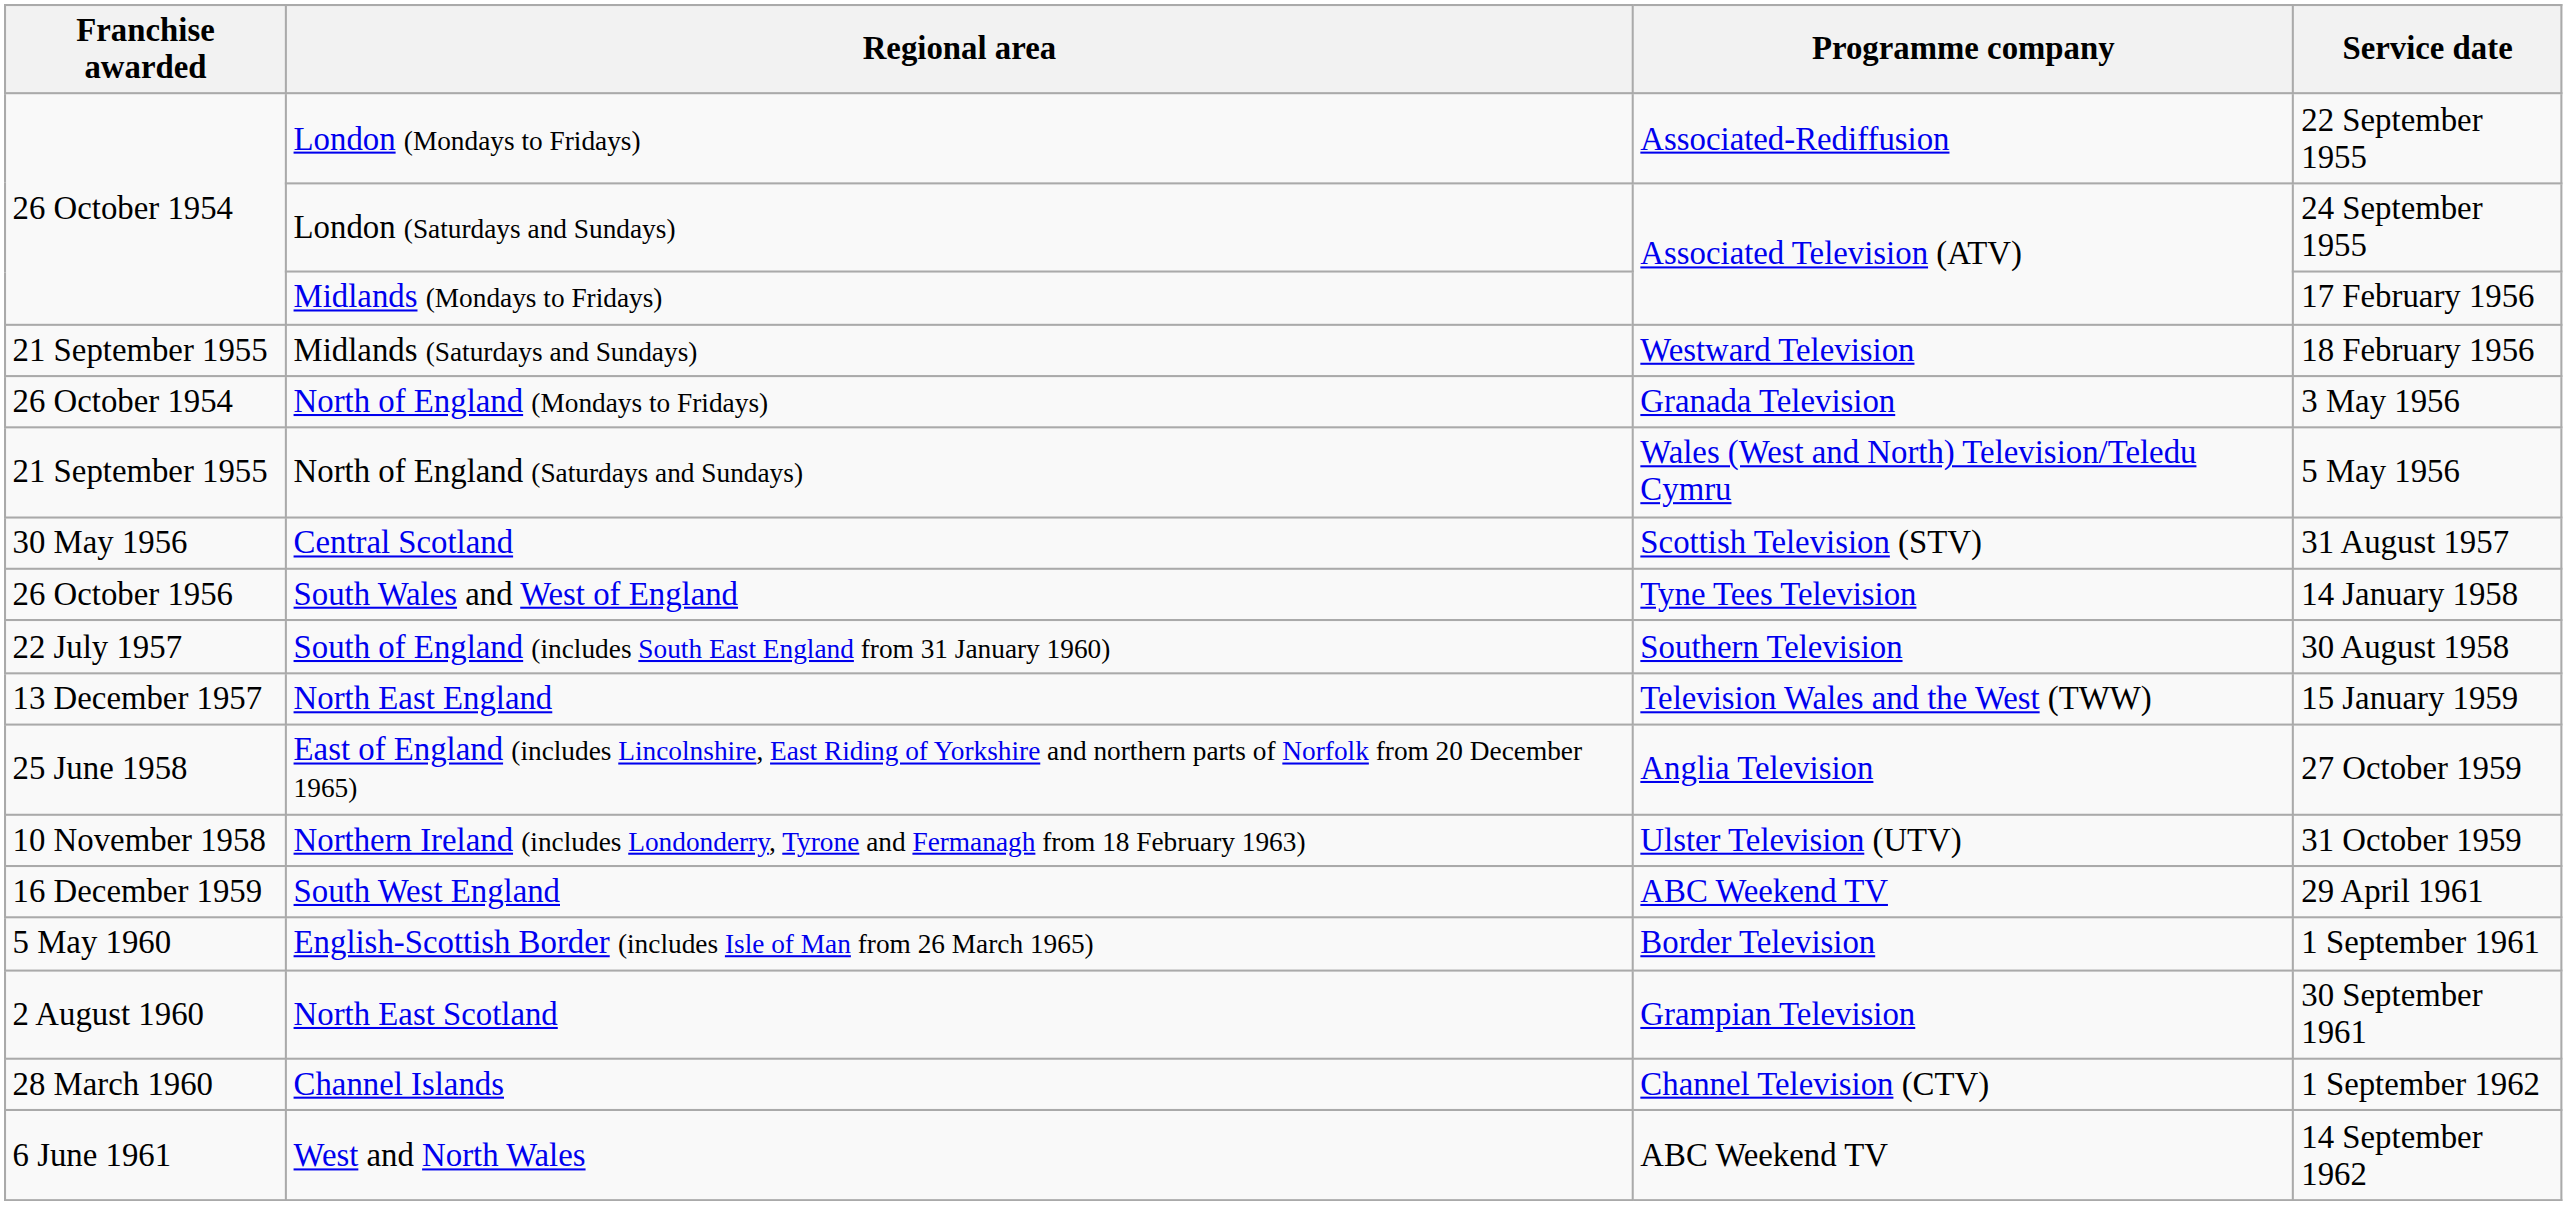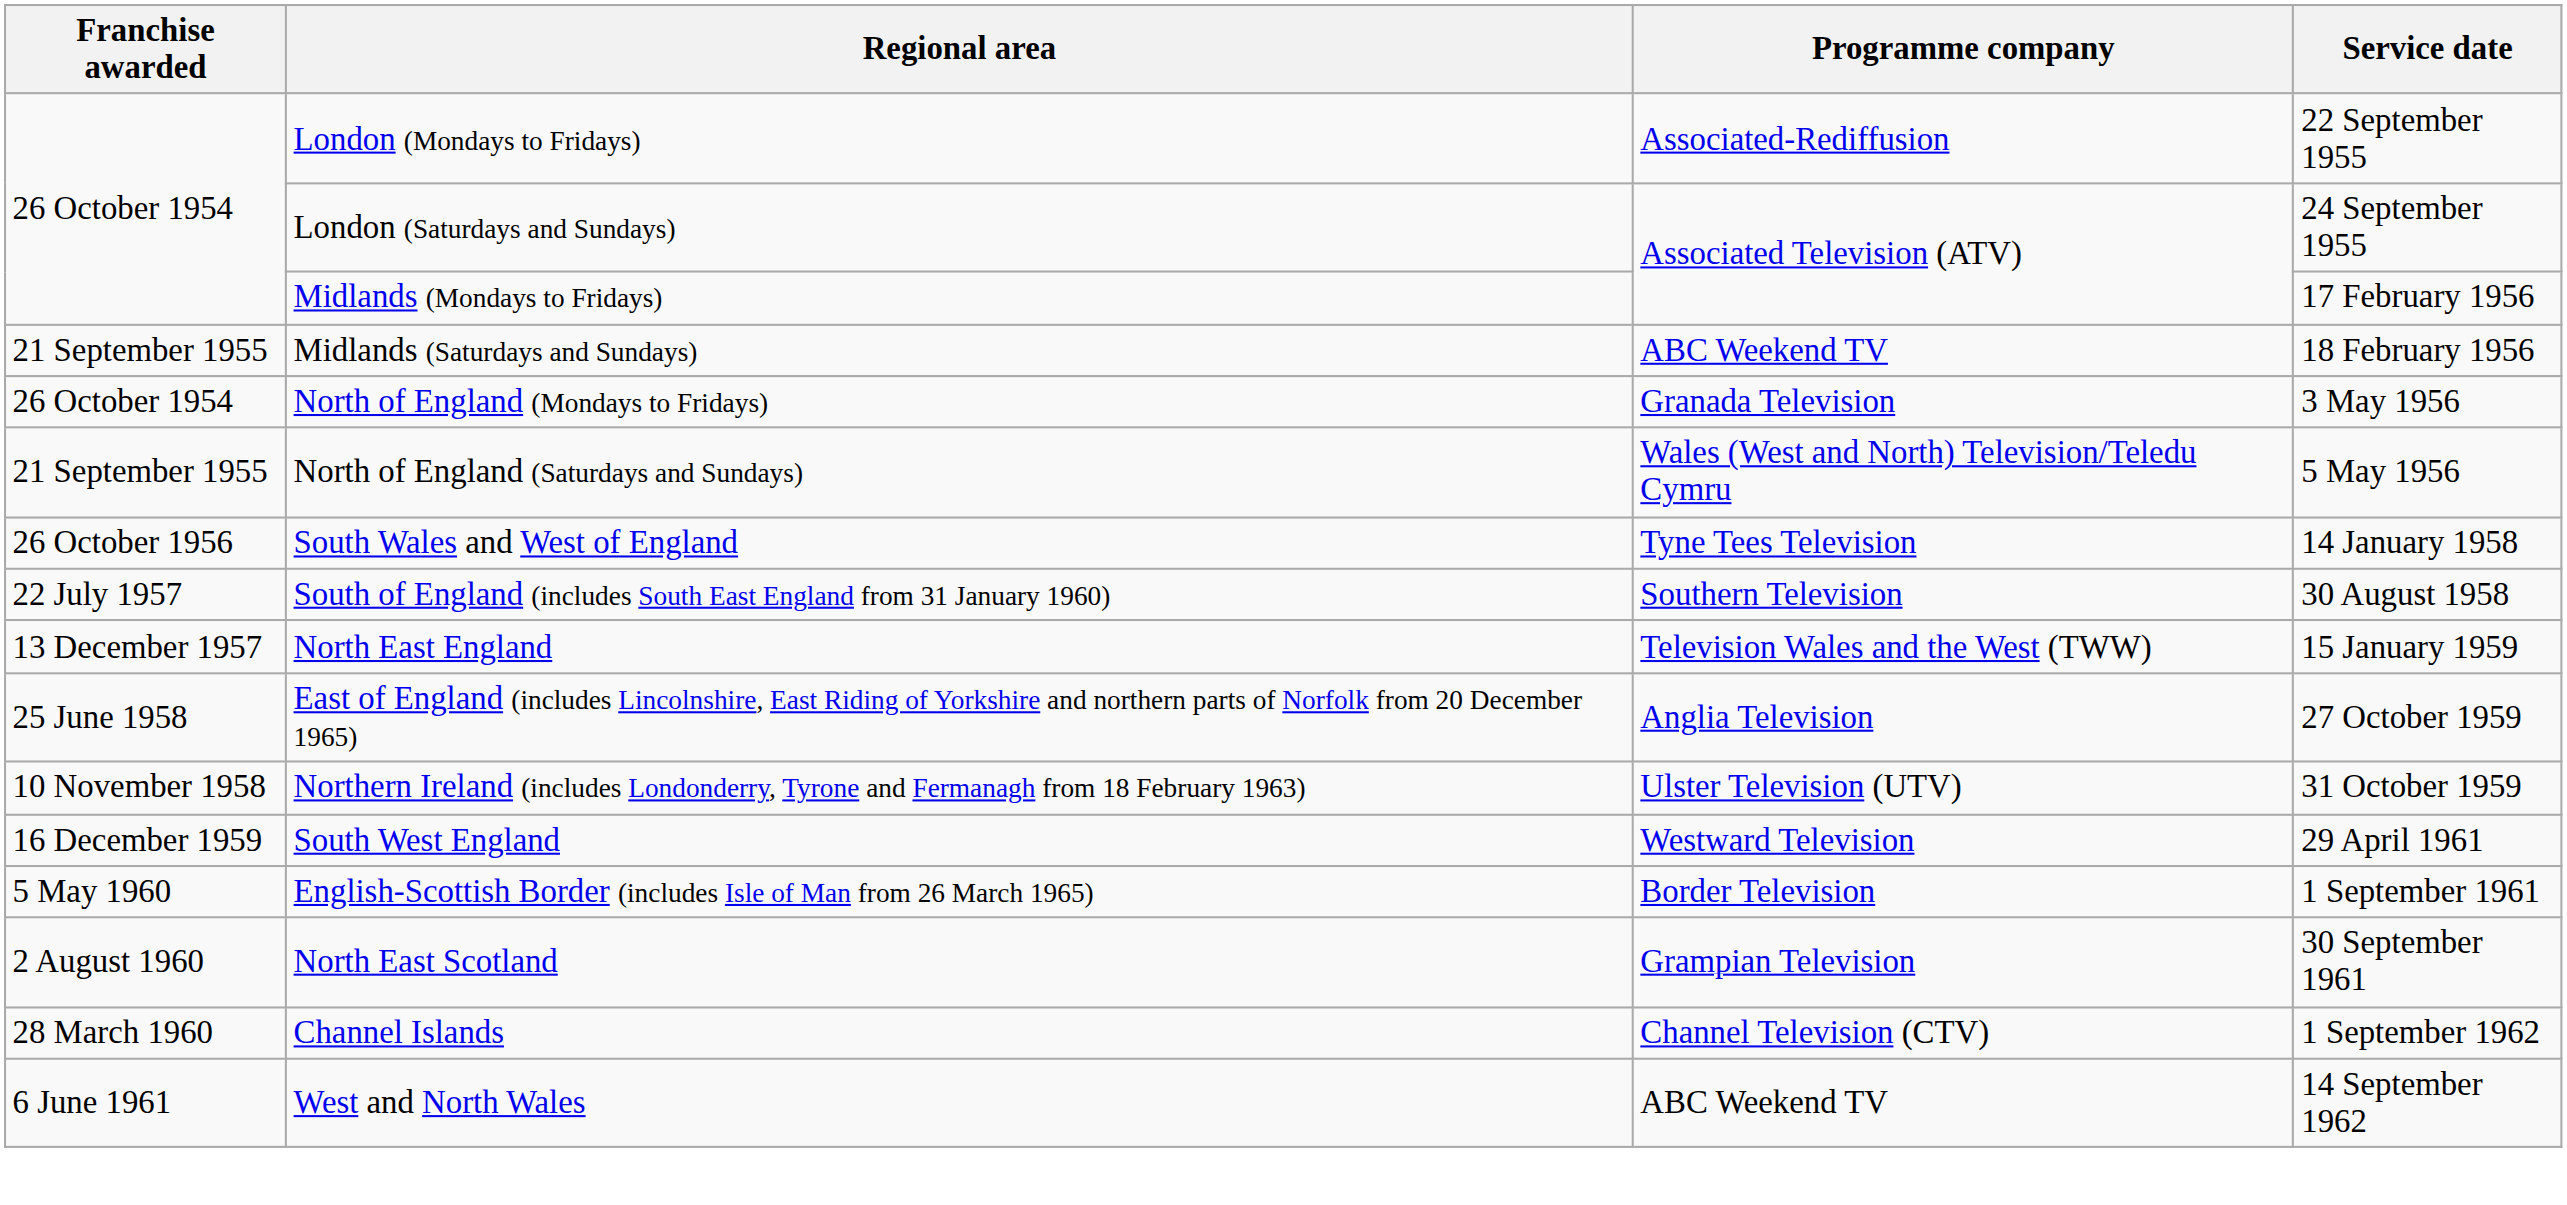(1777, 349) Westward Television -> (1764, 349) ABC Weekend TV
- row: (403, 542)
(1764, 891) ABC Weekend TV -> (1777, 839) Westward Television
